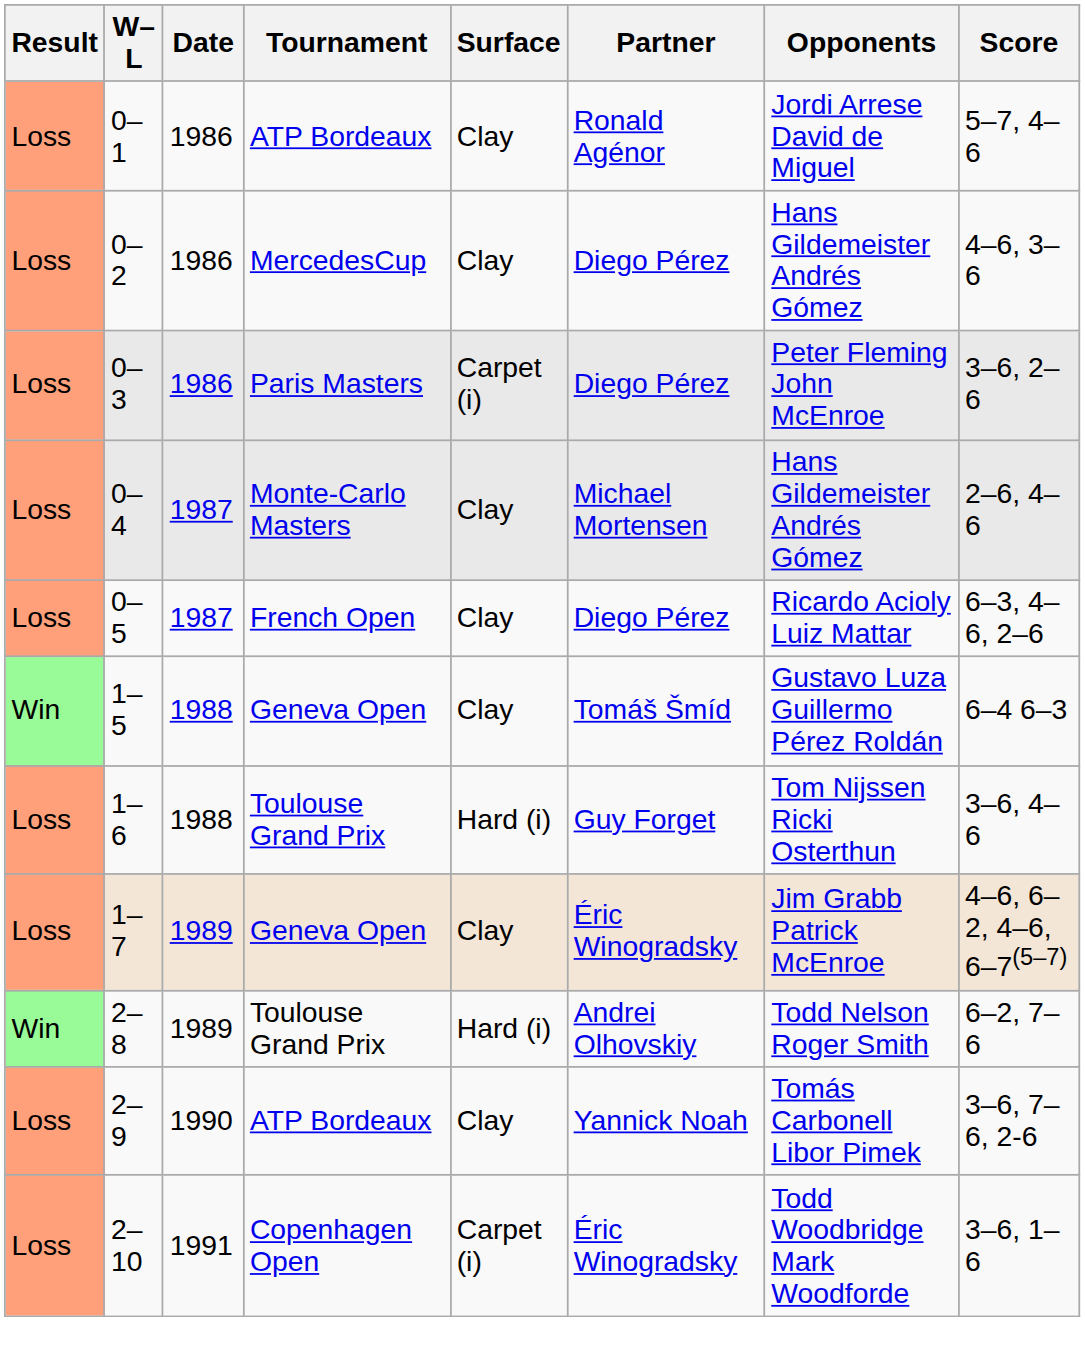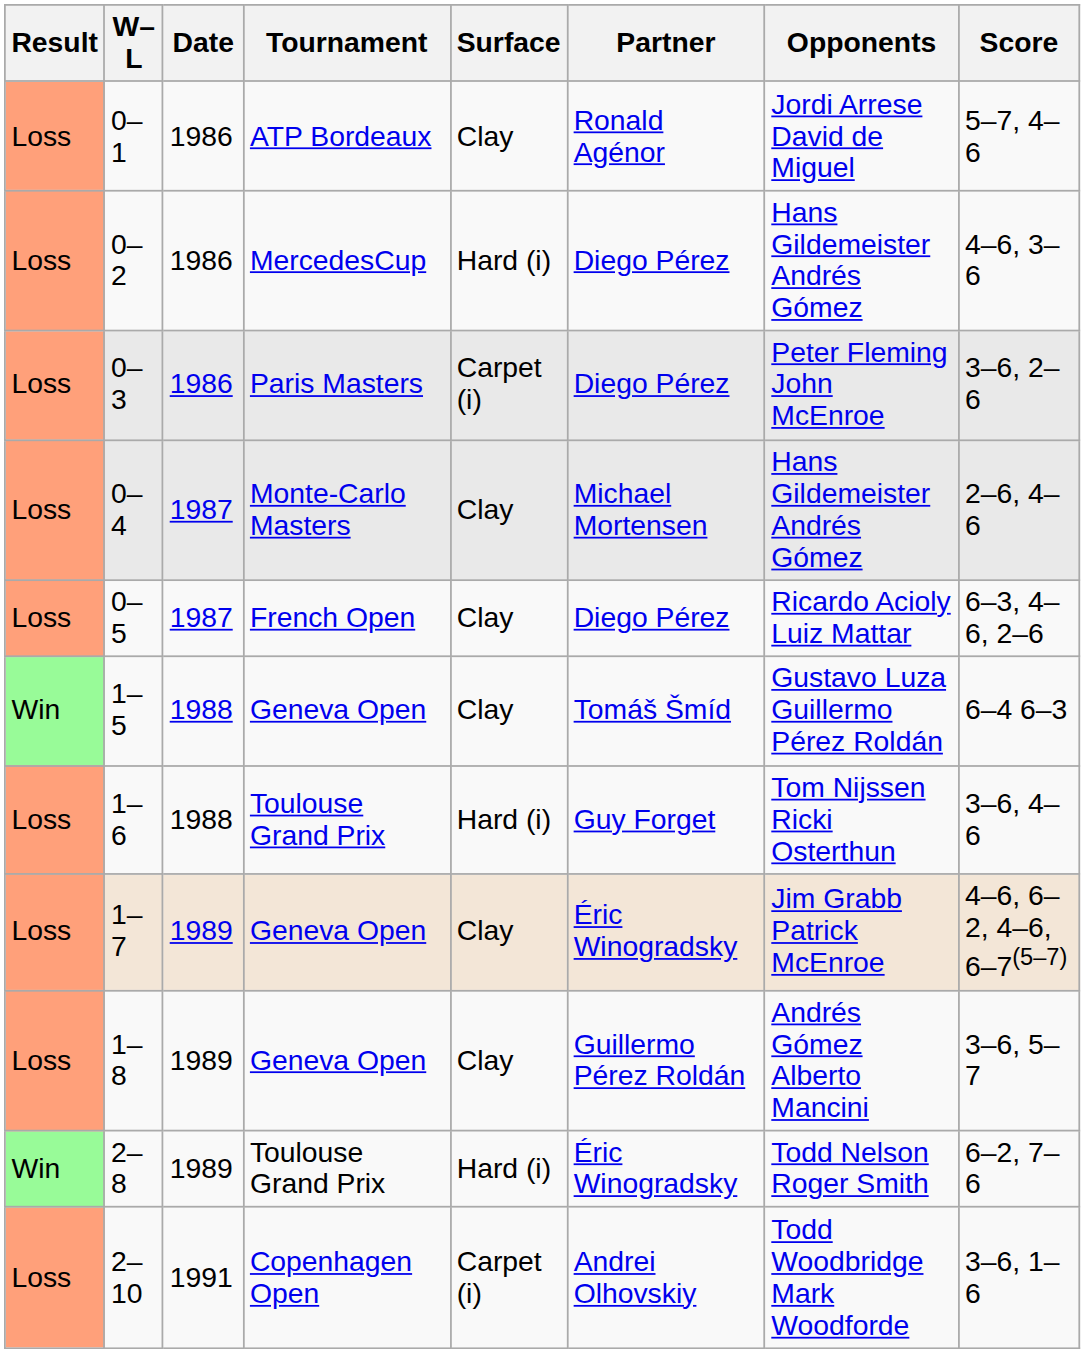(485, 260) Clay -> (504, 260) Hard (i)
+ row: (127, 1060)
(635, 1028) Andrei Olhovskiy -> (655, 1168) Éric Winogradsky
- row: (127, 1120)
(655, 1245) Éric Winogradsky -> (635, 1277) Andrei Olhovskiy
